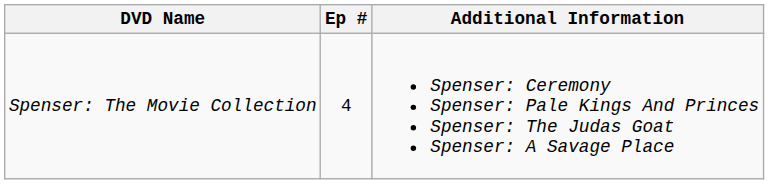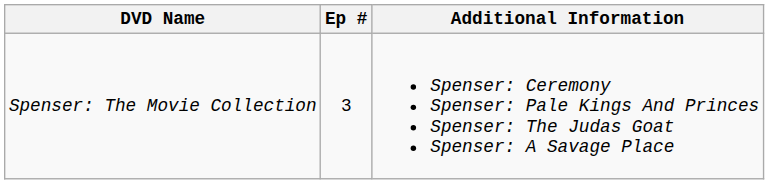(346, 106) 4 -> (346, 106) 3
